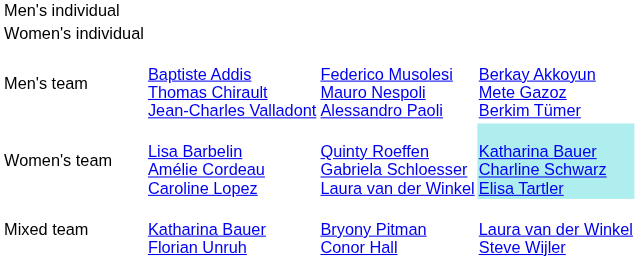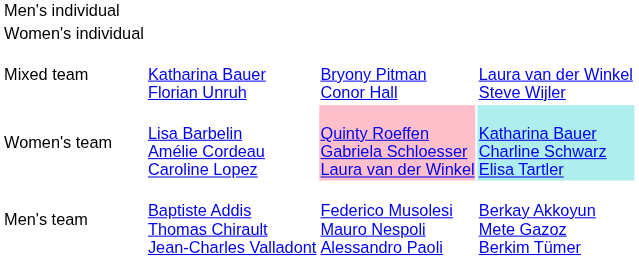rows swapped: (46, 83) <-> (46, 229)
(398, 170) no background -> (398, 151) pink background
